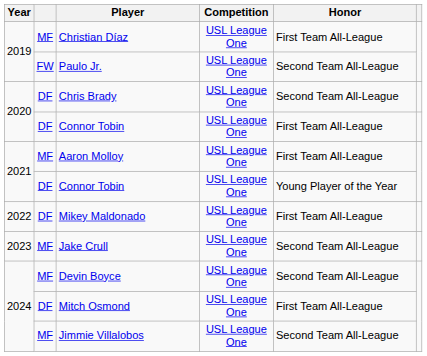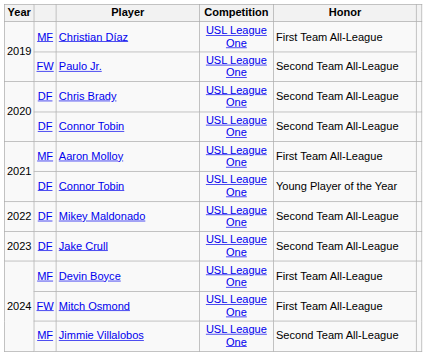(329, 126) First Team All-League -> (337, 126) Second Team All-League
(329, 216) First Team All-League -> (337, 216) Second Team All-League
(45, 246) MF -> (45, 246) DF
(337, 276) Second Team All-League -> (329, 276) First Team All-League
(45, 306) DF -> (45, 306) FW
